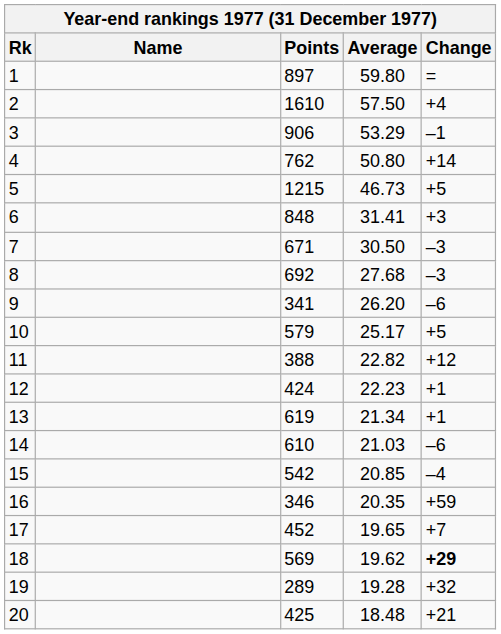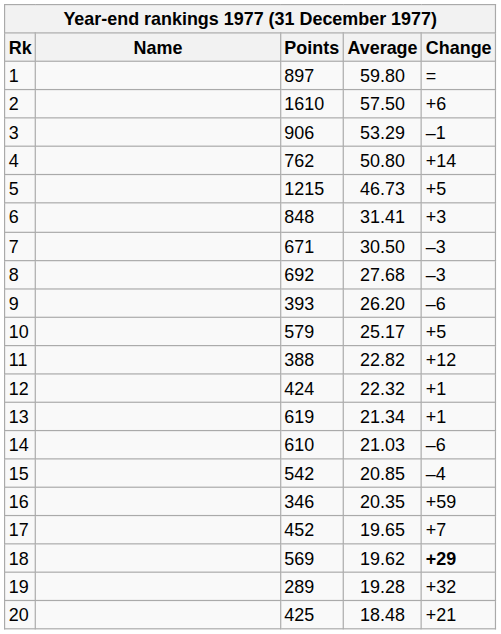(436, 104) +4 -> (436, 104) +6
(299, 303) 341 -> (299, 303) 393
(382, 388) 22.23 -> (382, 388) 22.32
